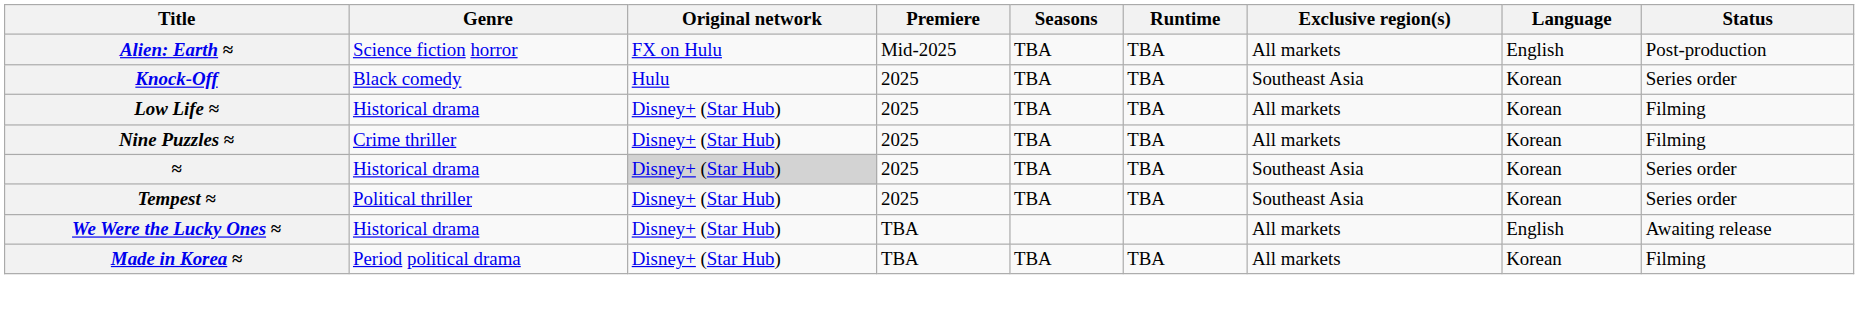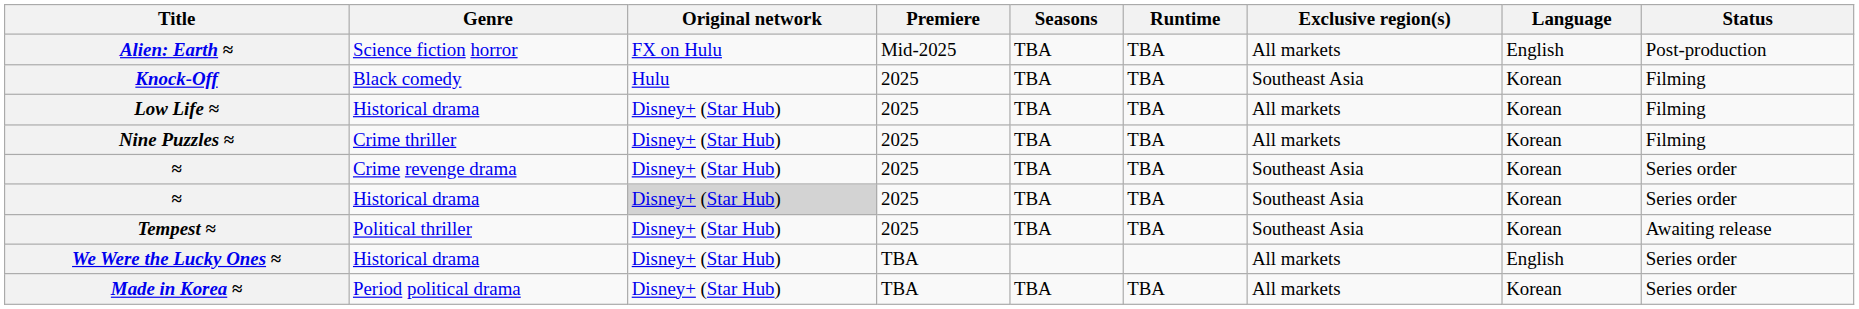(1691, 79) Series order -> (1676, 79) Filming
+ row: (177, 169)
(1691, 199) Series order -> (1709, 229) Awaiting release
(1709, 229) Awaiting release -> (1691, 259) Series order
(1676, 259) Filming -> (1691, 288) Series order
